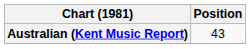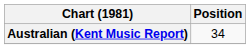(218, 33) 43 -> (218, 33) 34
